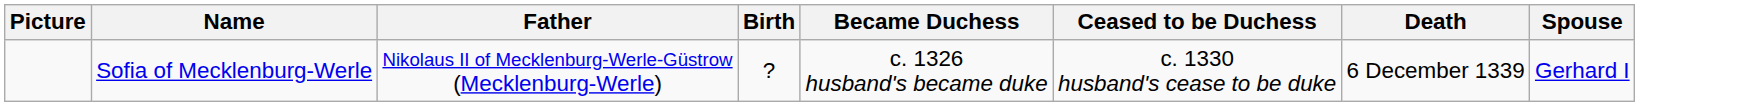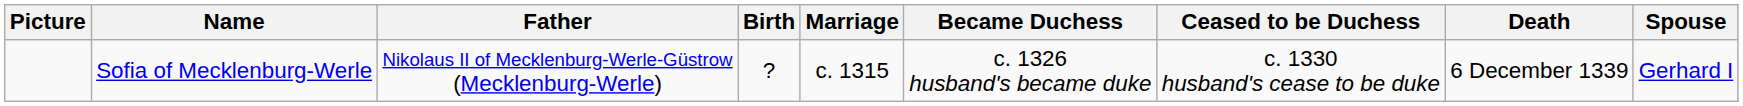+ column: (852, 22)
